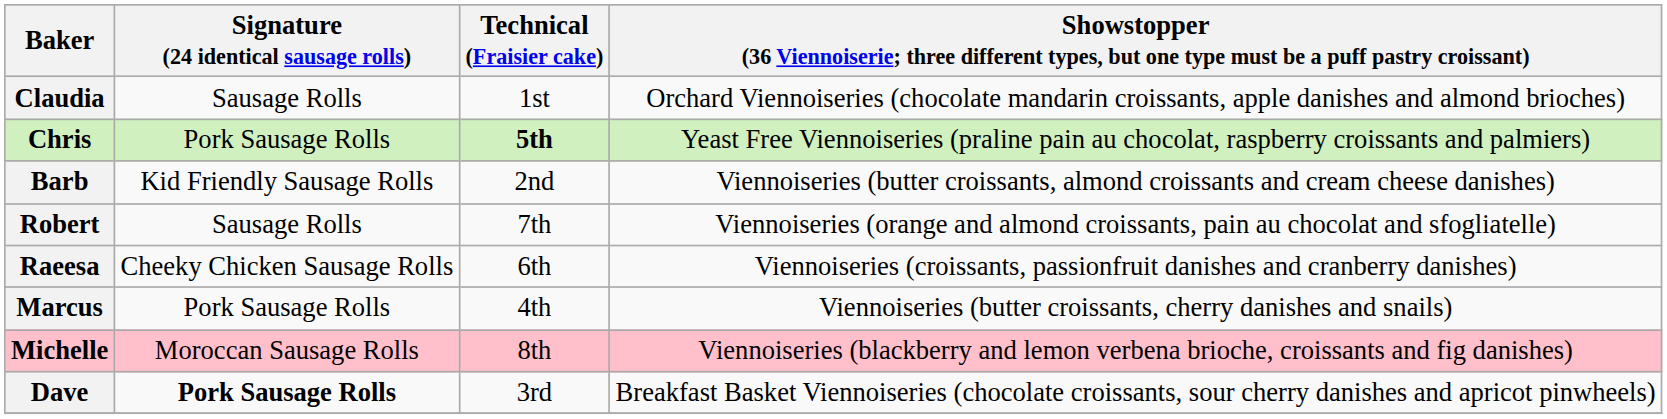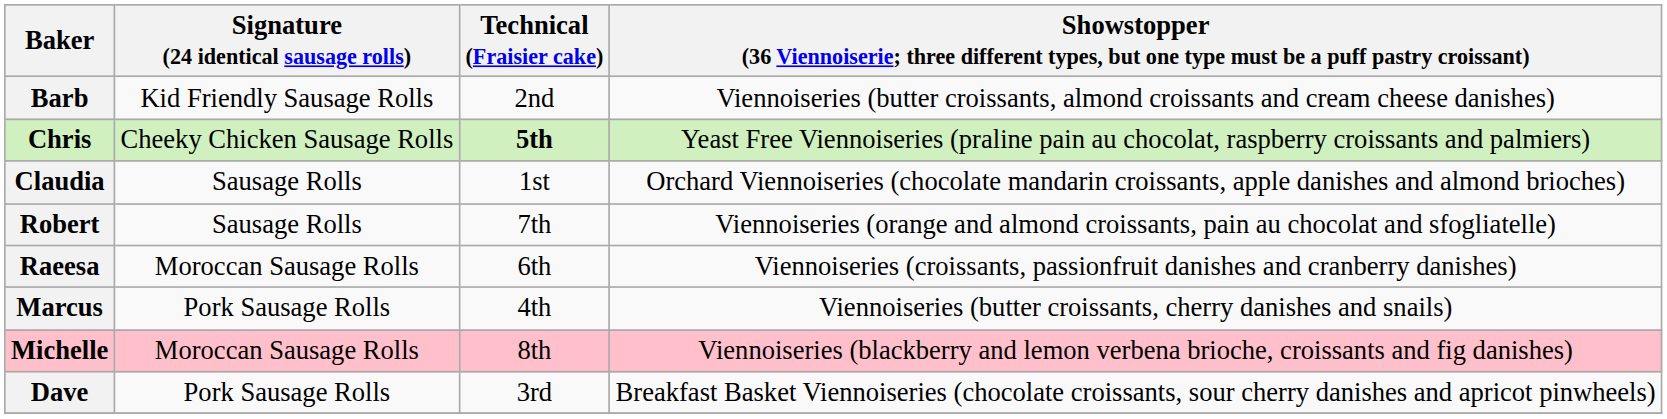rows swapped: (60, 97) <-> (60, 181)
(287, 139) Pork Sausage Rolls -> (287, 139) Cheeky Chicken Sausage Rolls
(287, 266) Cheeky Chicken Sausage Rolls -> (287, 266) Moroccan Sausage Rolls
(287, 392) bold -> (287, 392) normal
